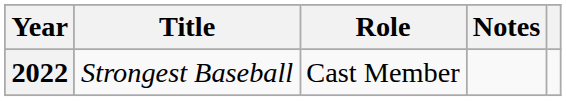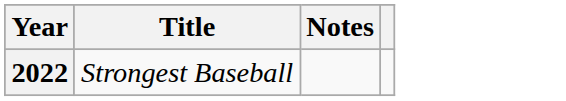- column: (383, 26)
